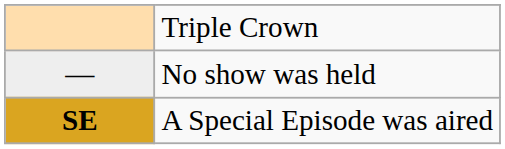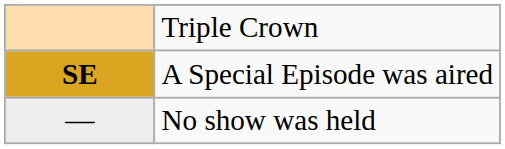rows swapped: (80, 73) <-> (80, 119)
